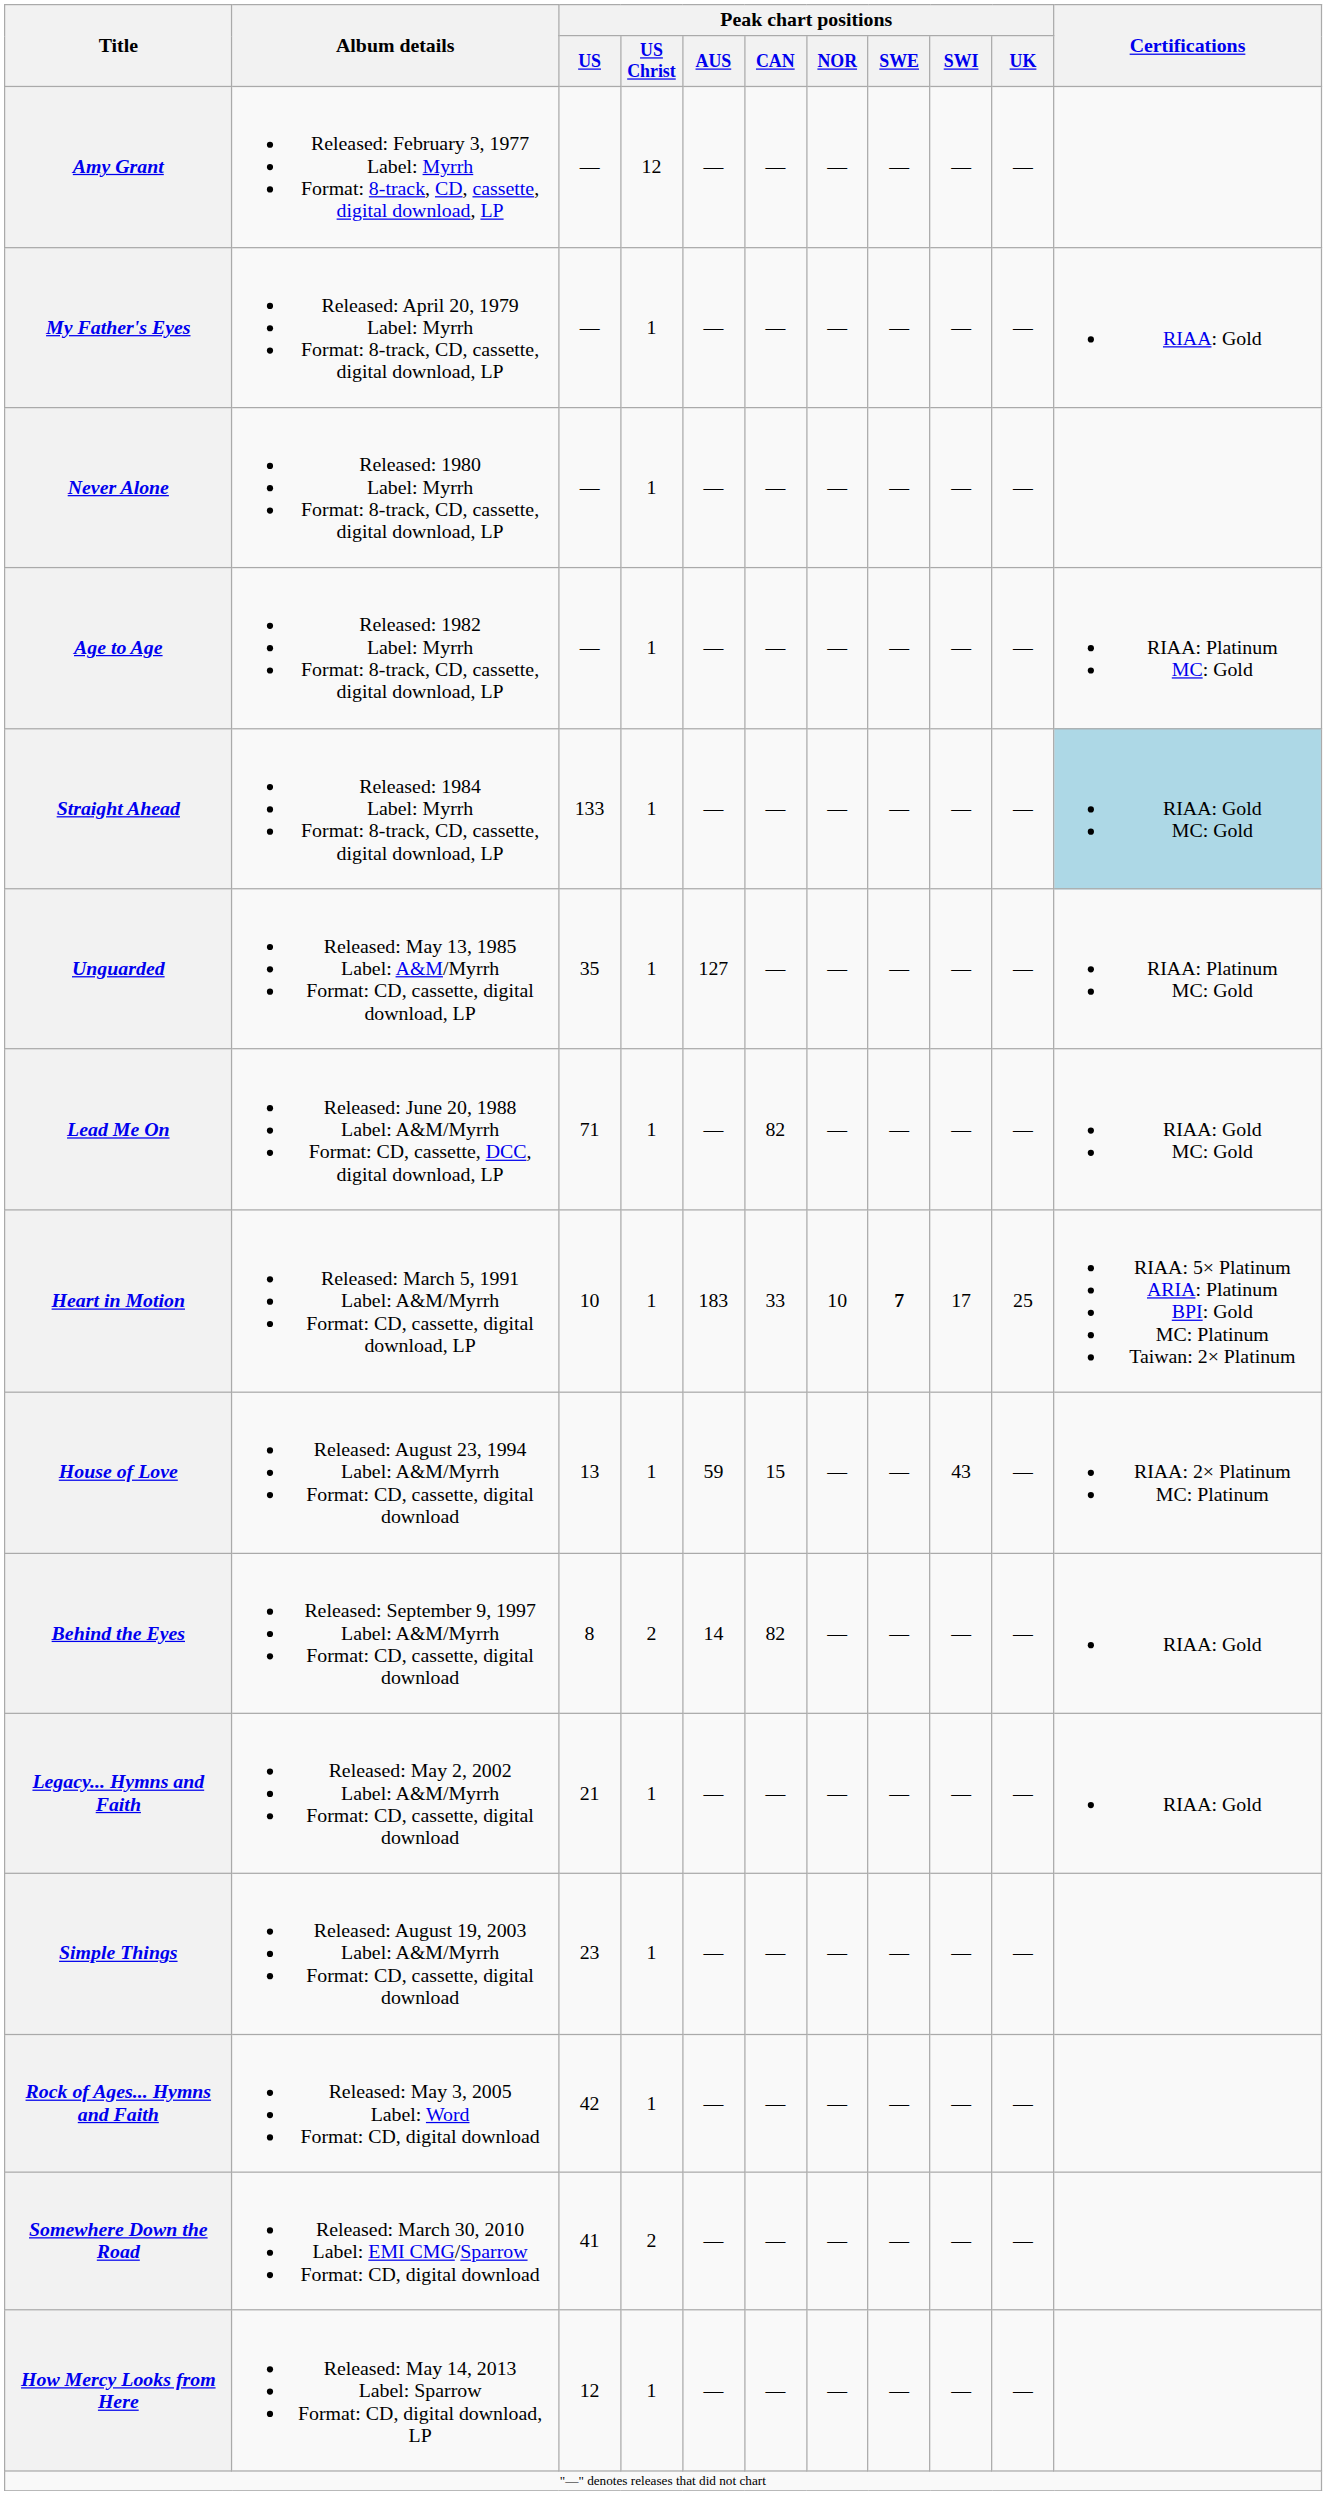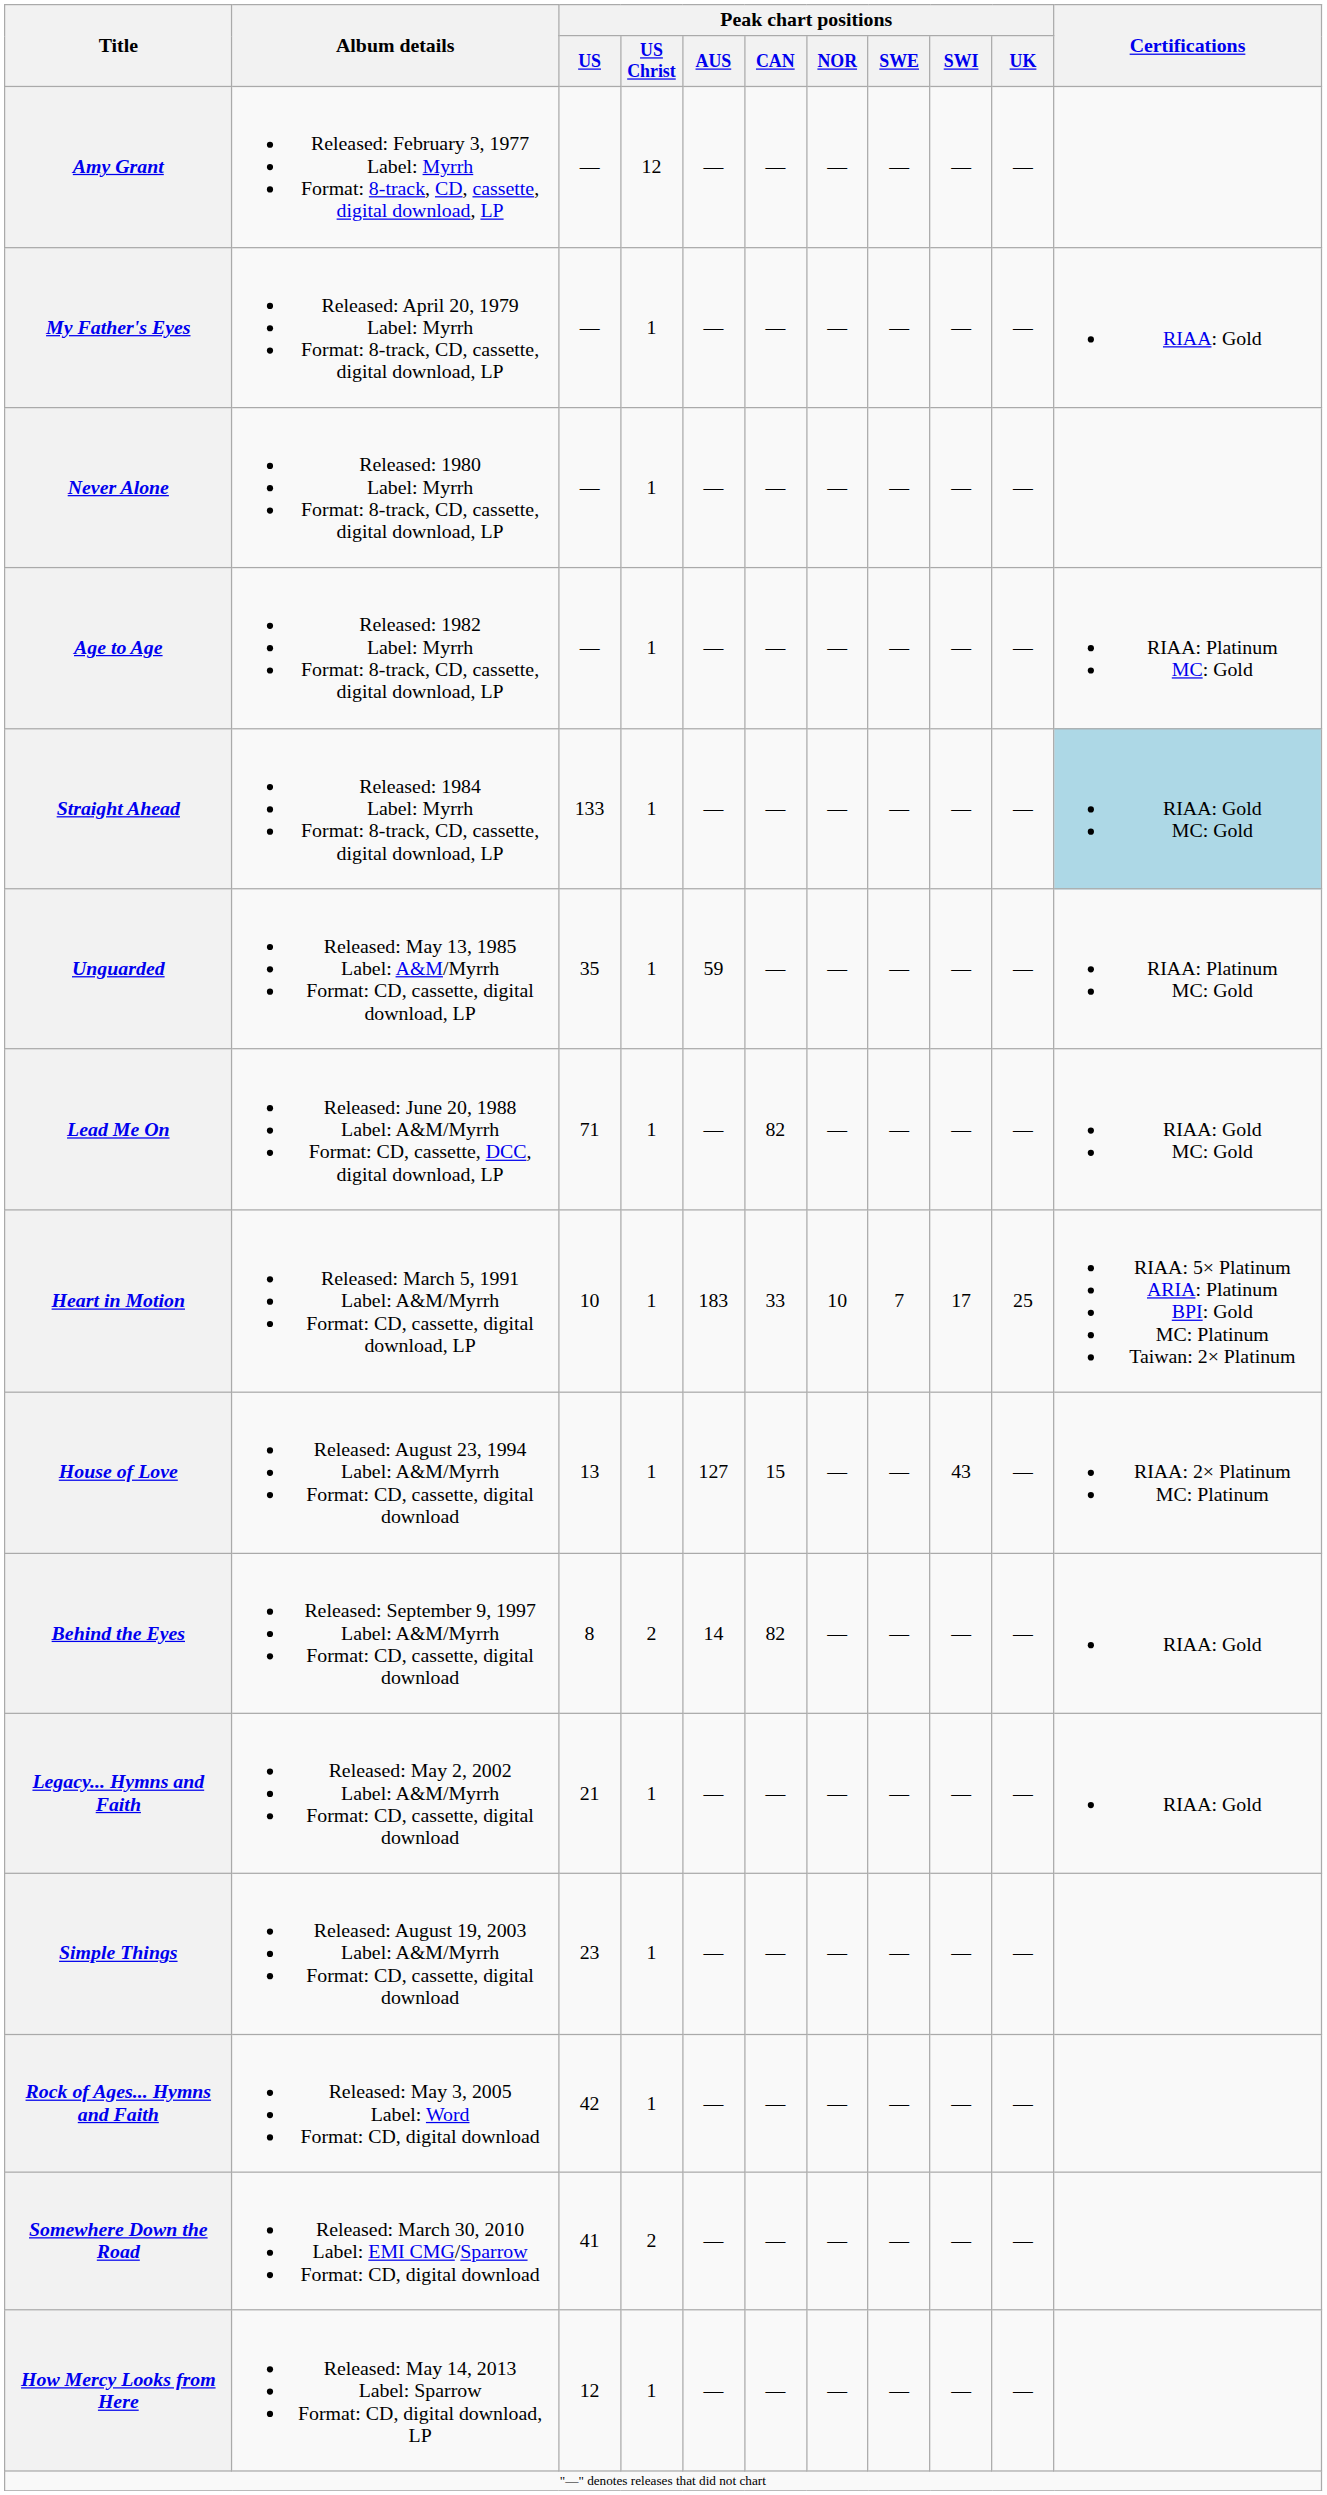(713, 968) 127 -> (713, 968) 59
(899, 1300) bold -> (899, 1300) normal
(713, 1472) 59 -> (713, 1472) 127
